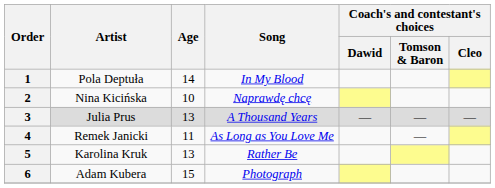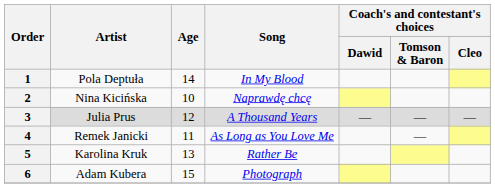(188, 116) 13 -> (188, 116) 12
